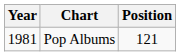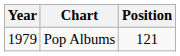(22, 39) 1981 -> (22, 39) 1979
